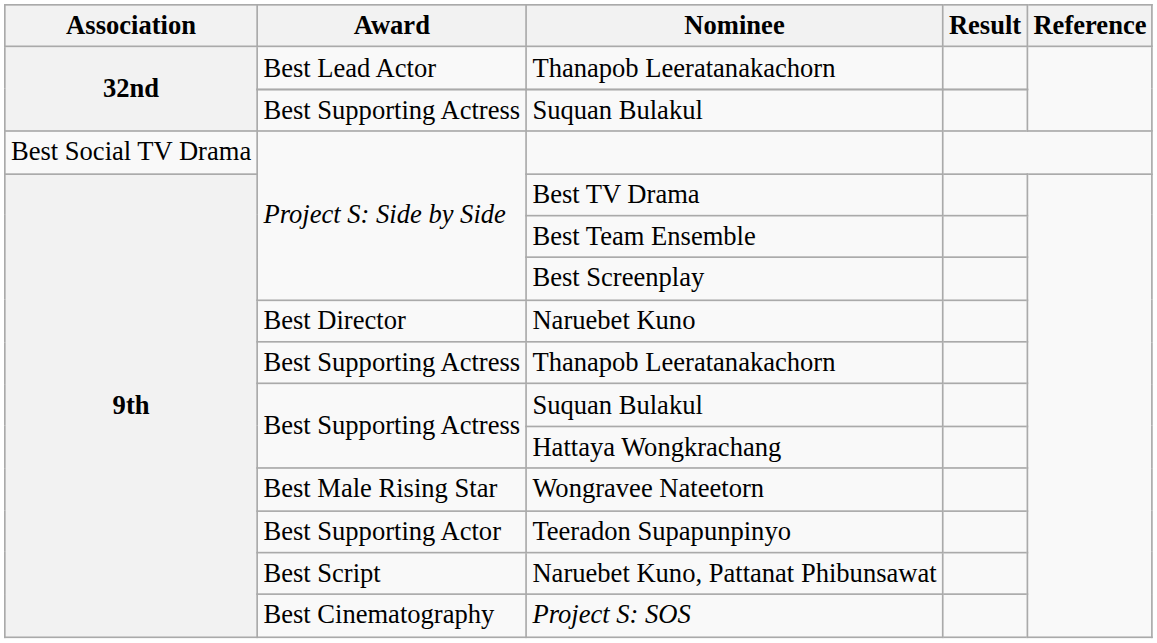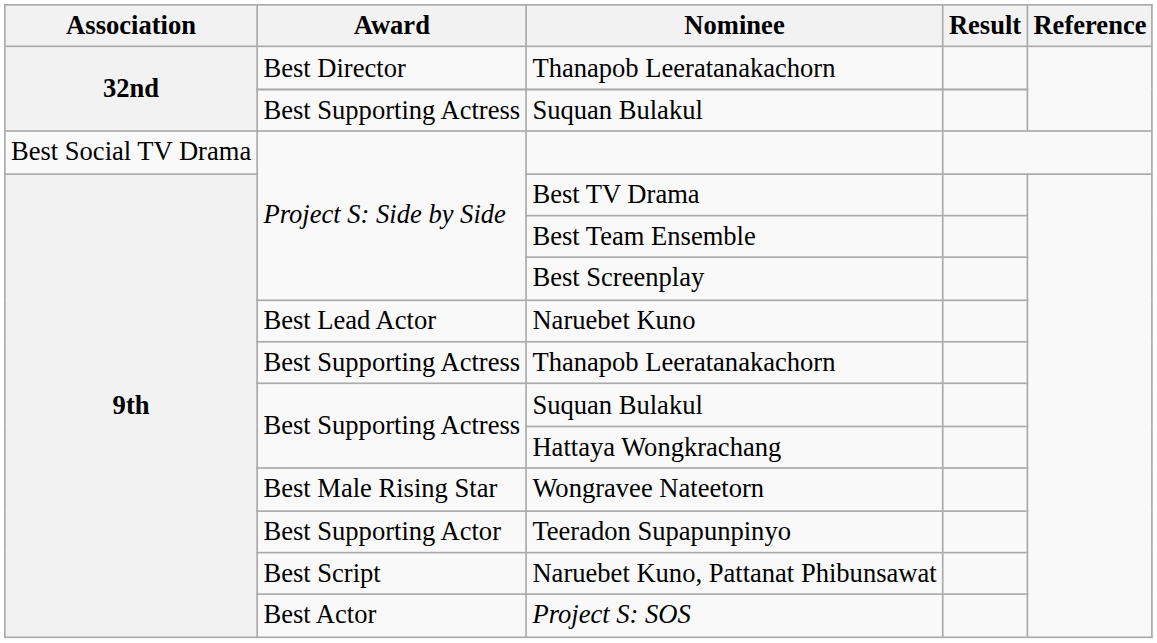(350, 67) Best Lead Actor -> (335, 67) Best Director
(335, 320) Best Director -> (350, 320) Best Lead Actor
(379, 615) Best Cinematography -> (320, 615) Best Actor
